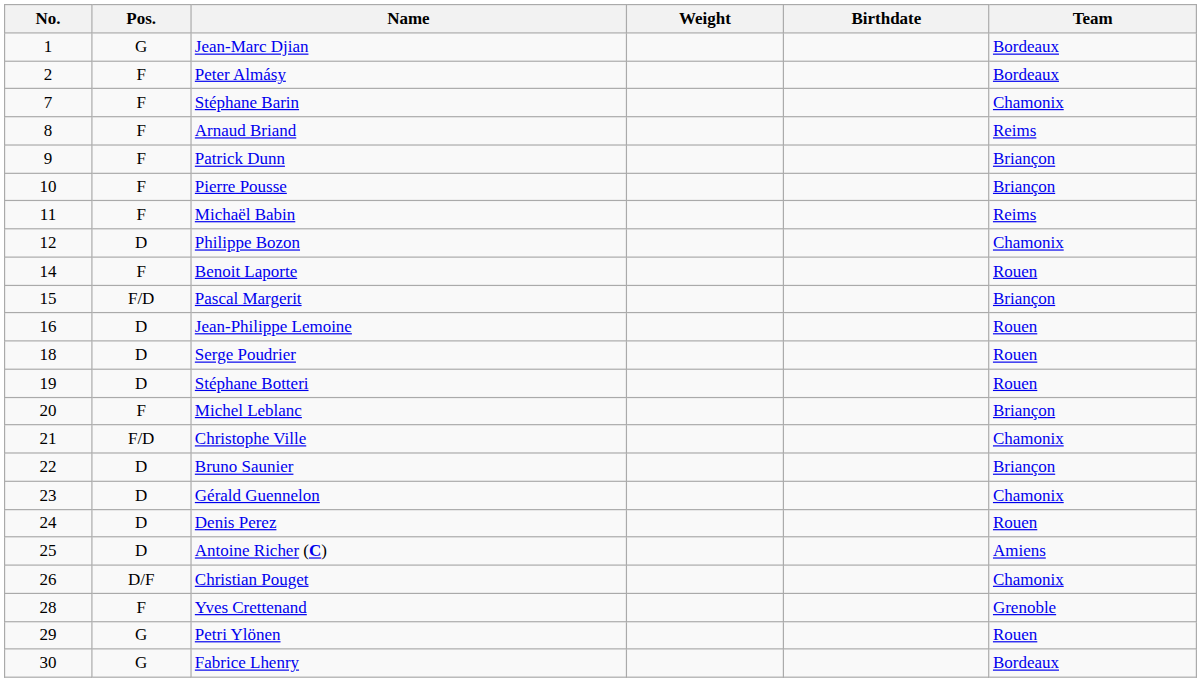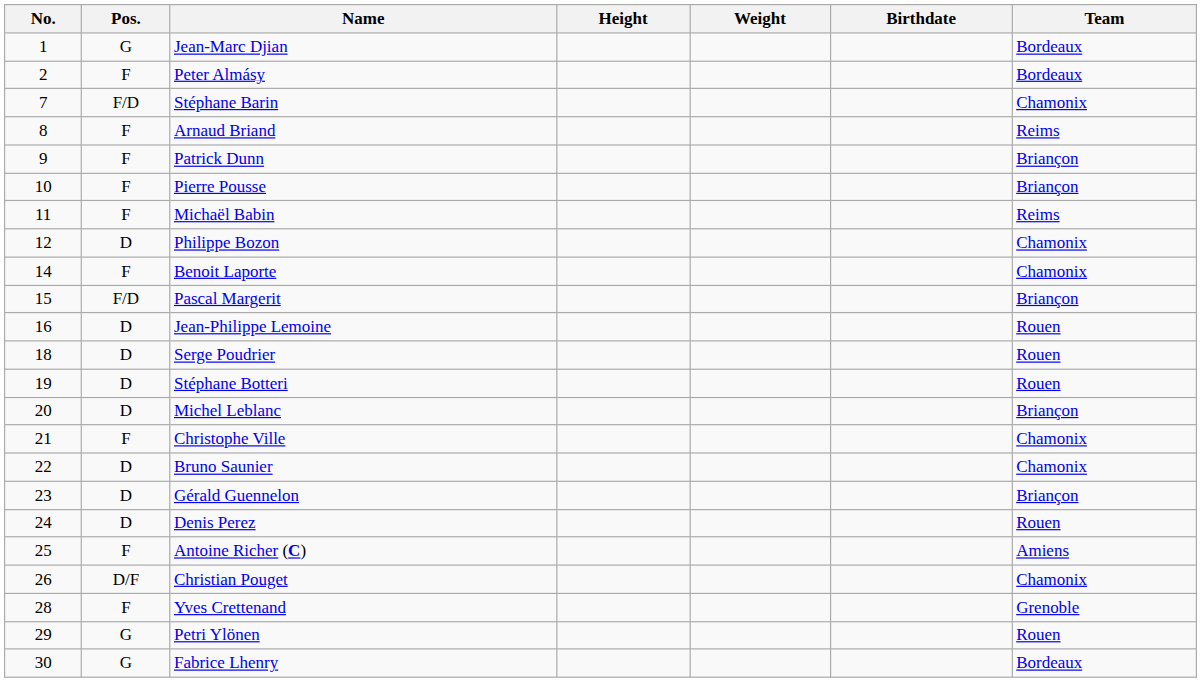+ column: (623, 18)
(141, 102) F -> (126, 102) F/D
(1015, 271) Rouen -> (1052, 271) Chamonix
(141, 411) F -> (126, 411) D
(141, 439) F/D -> (126, 439) F
(1024, 467) Briançon -> (1052, 467) Chamonix
(1028, 495) Chamonix -> (1047, 495) Briançon
(141, 551) D -> (126, 551) F
